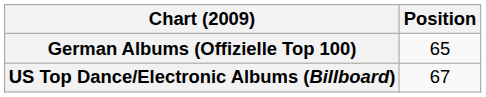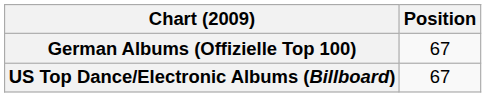(440, 48) 65 -> (440, 48) 67
